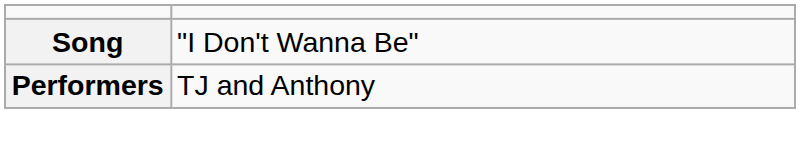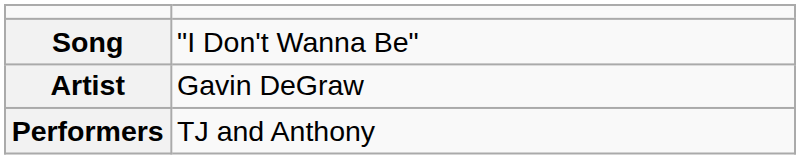+ row: (88, 86)
